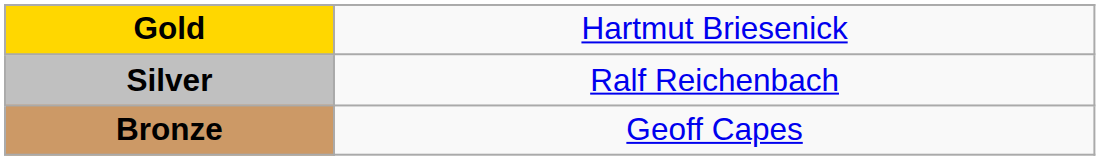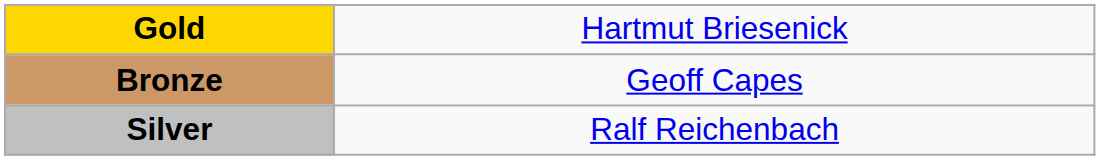rows swapped: (169, 79) <-> (169, 129)
